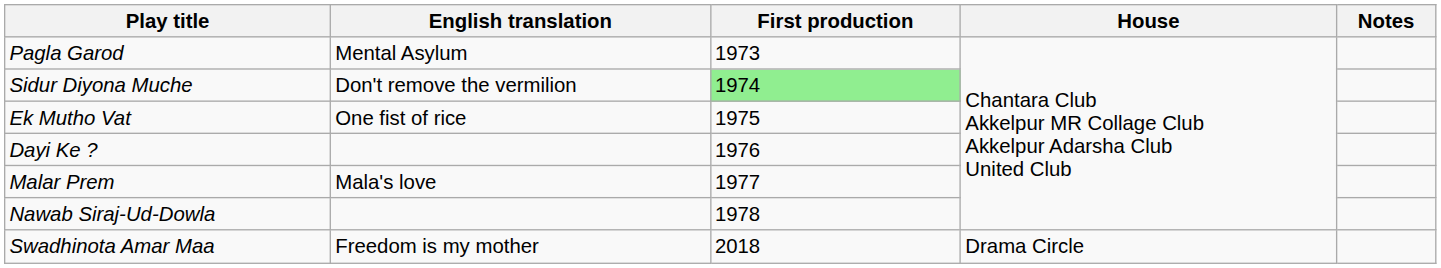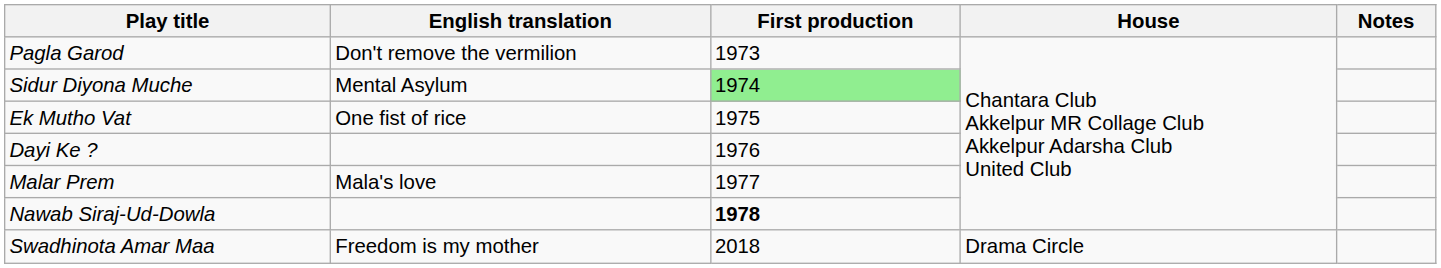(401, 53) Mental Asylum -> (456, 53) Don't remove the vermilion
(456, 85) Don't remove the vermilion -> (401, 85) Mental Asylum
(738, 214) normal -> (738, 214) bold
